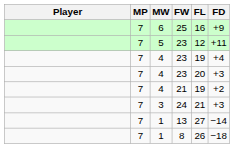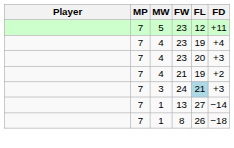- row: (161, 27)
(200, 105) no background -> (200, 89) lightblue background
